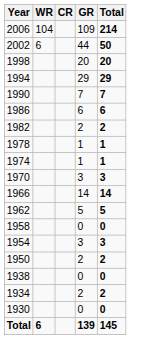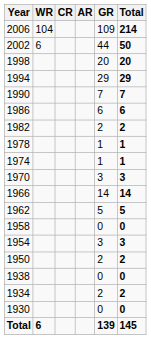+ column: (85, 12)
